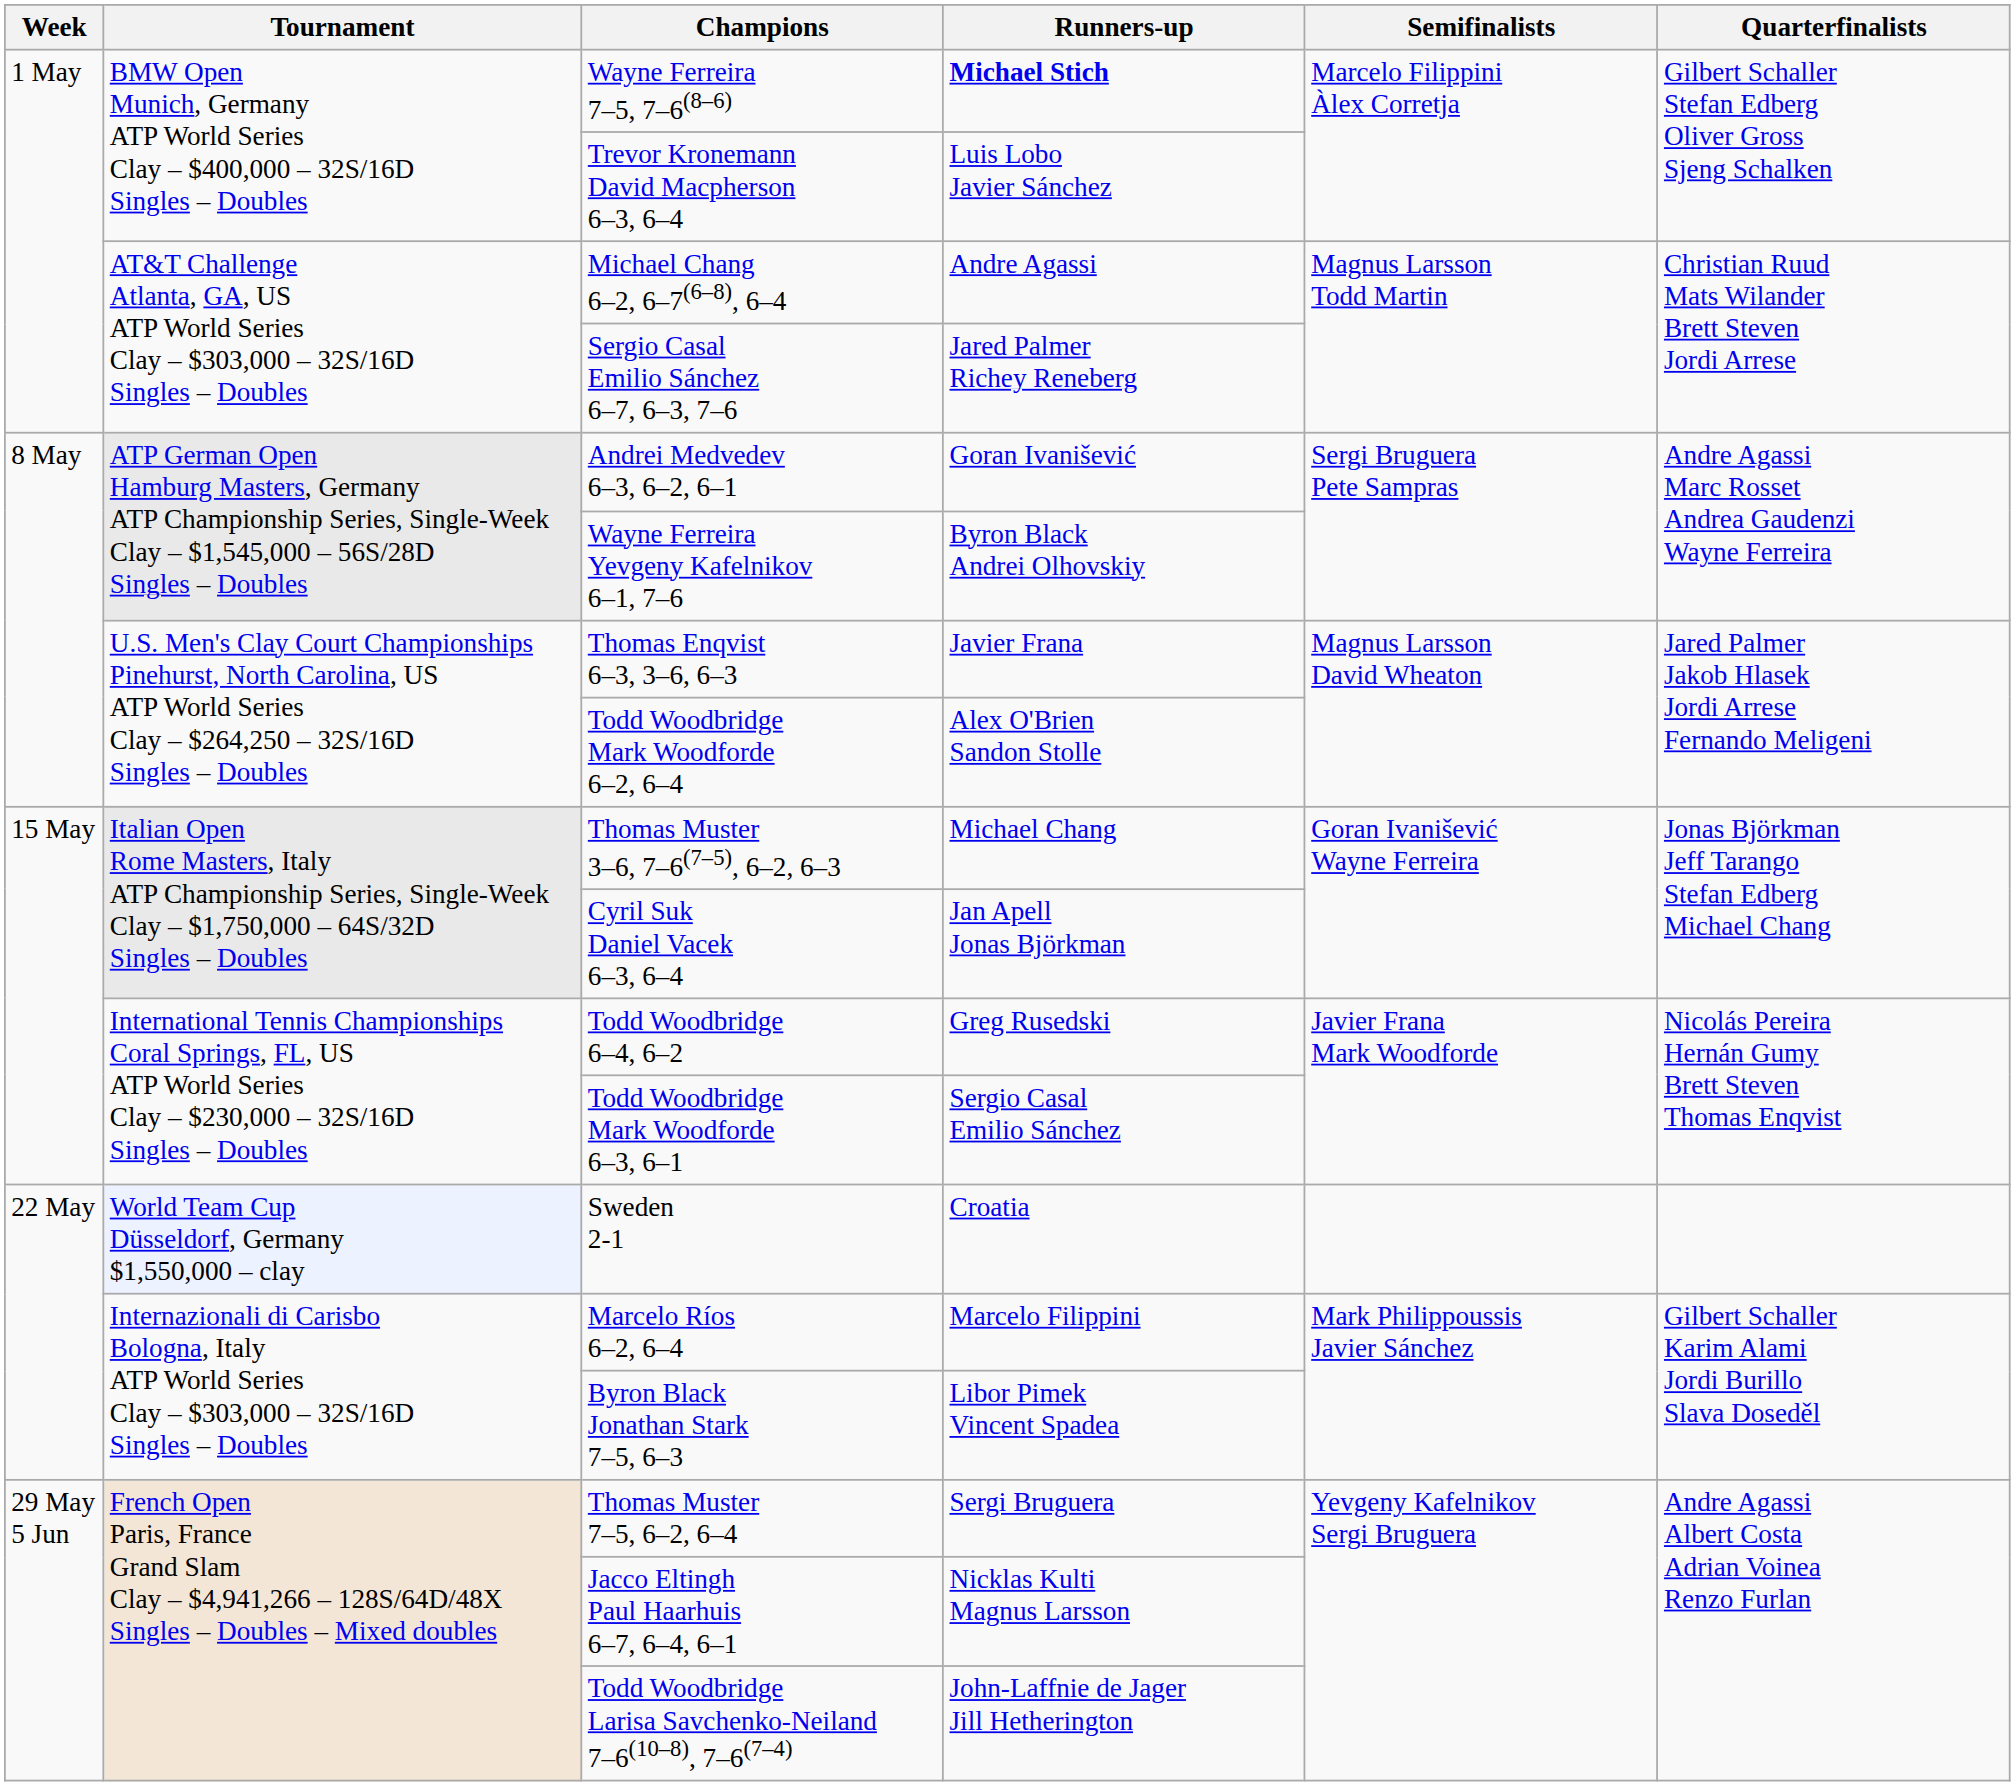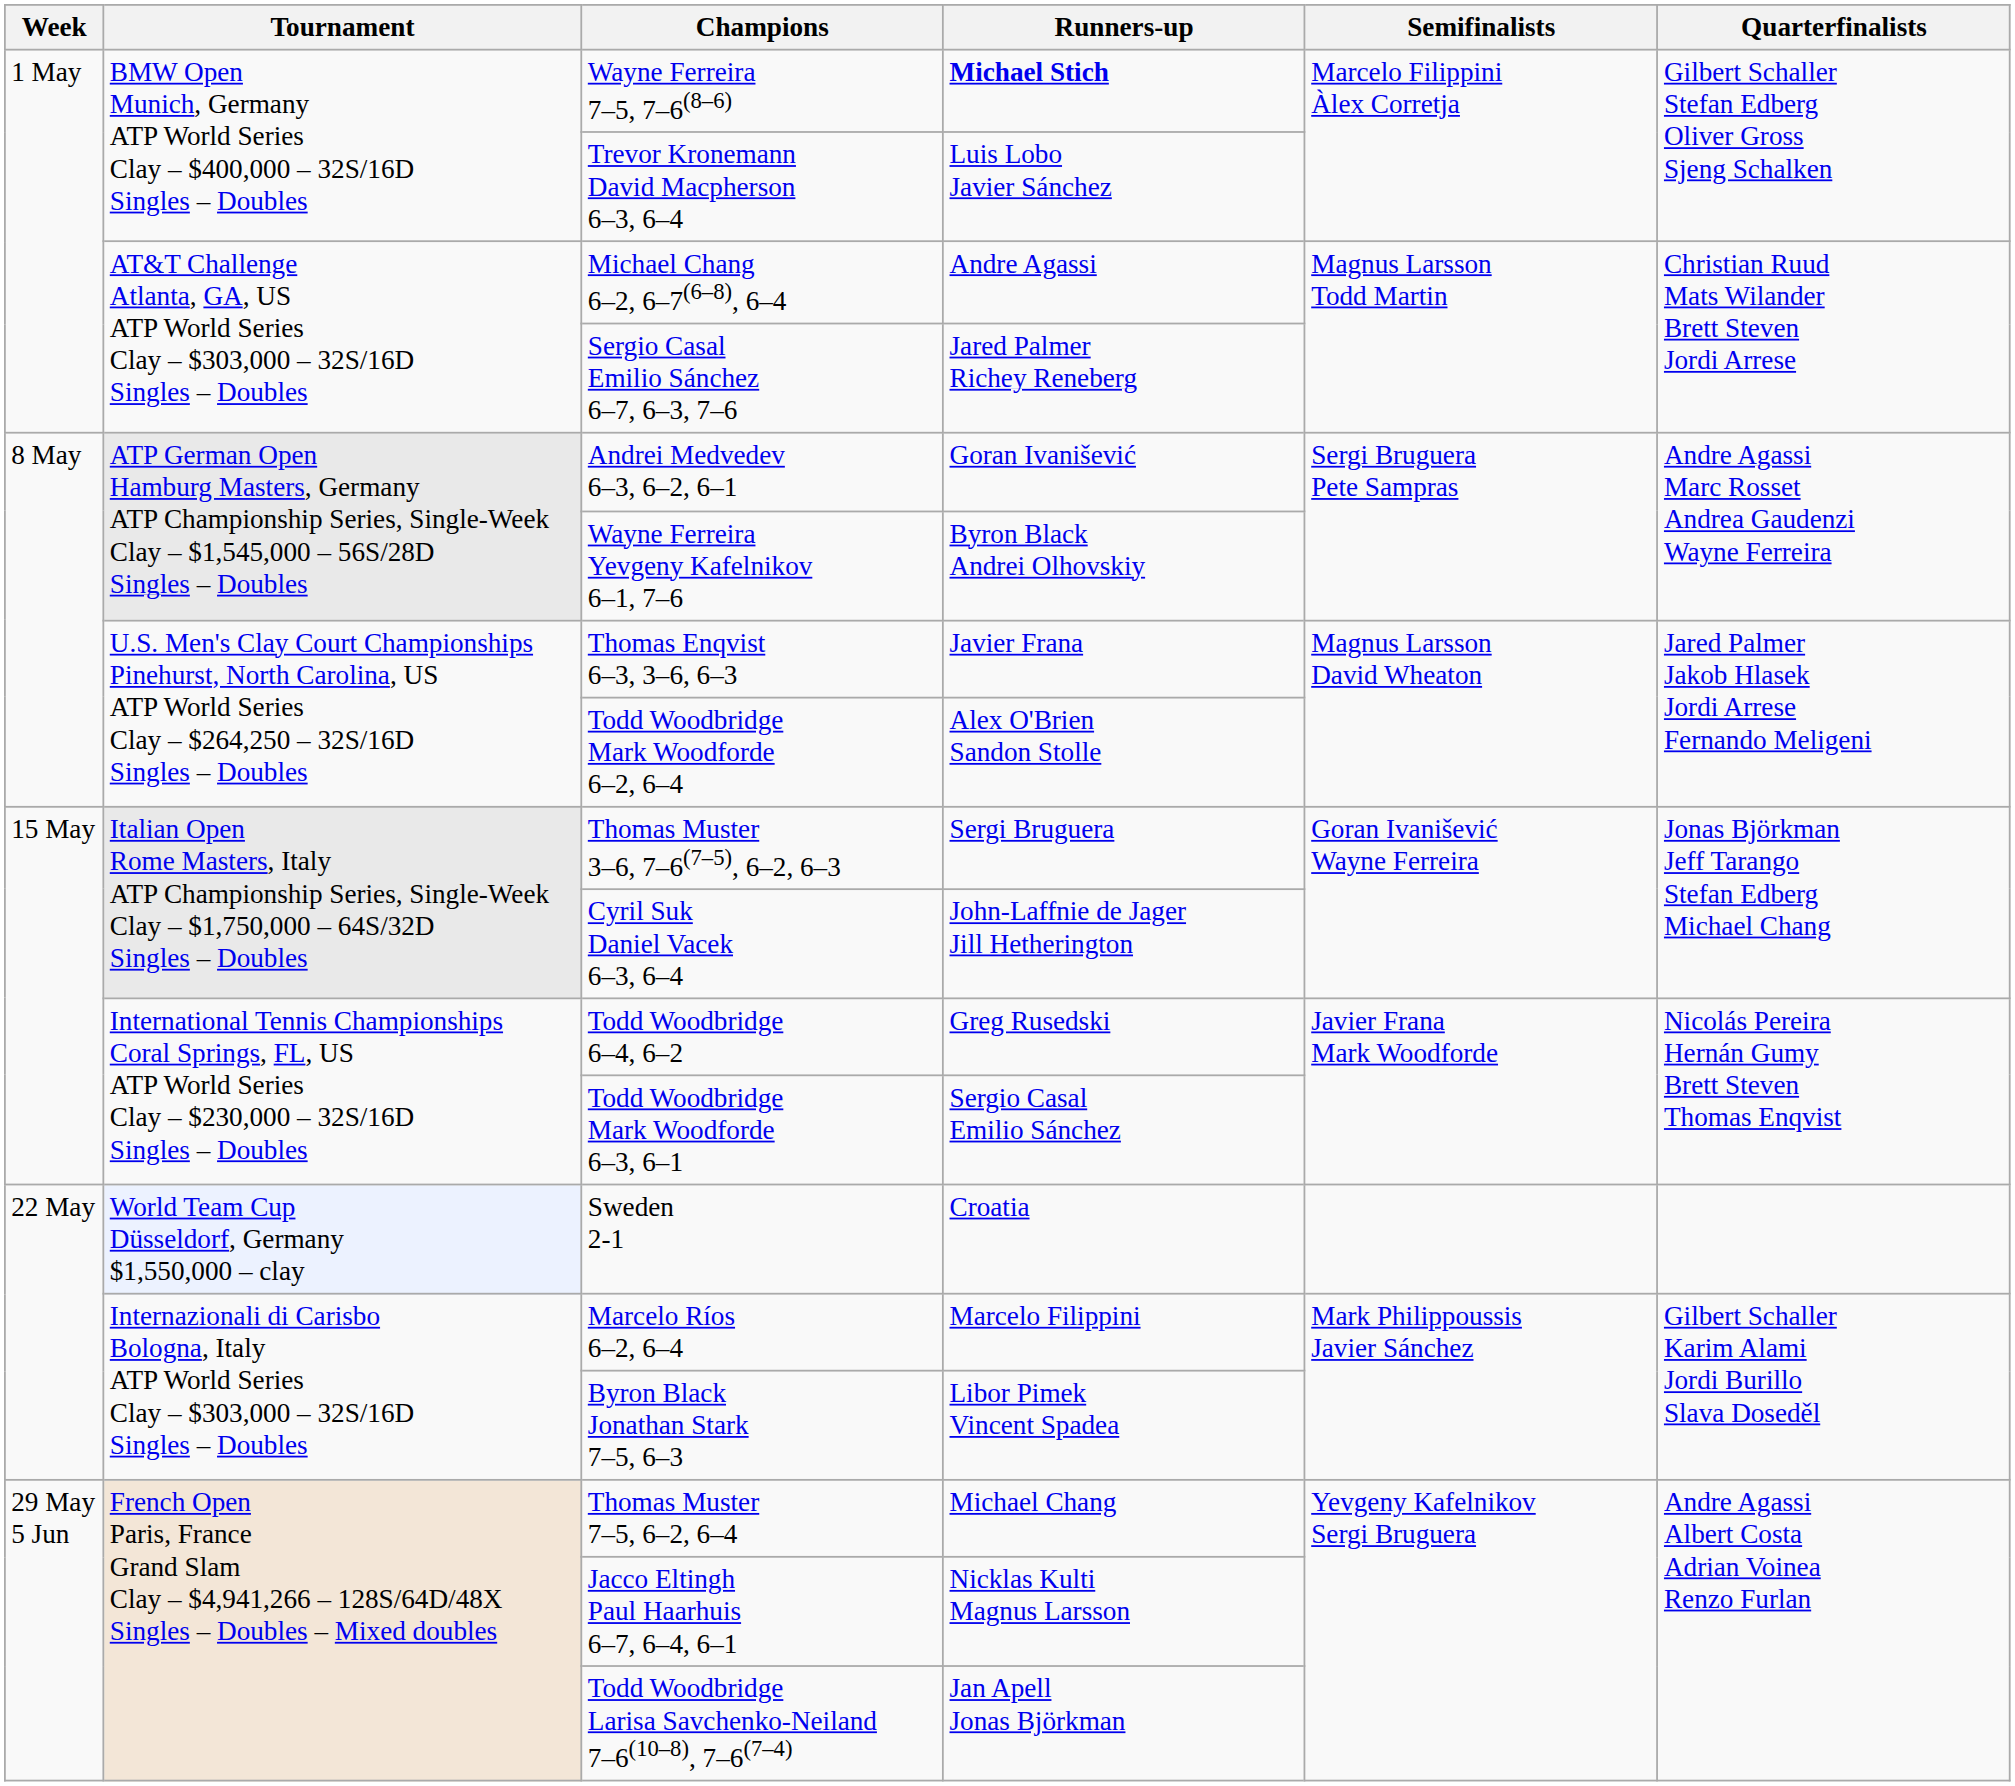(1033, 828) Michael Chang -> (1032, 828) Sergi Bruguera
(1037, 927) Jan Apell Jonas Björkman -> (1068, 927) John-Laffnie de Jager Jill Hetherington
(1032, 1502) Sergi Bruguera -> (1033, 1502) Michael Chang
(1068, 1704) John-Laffnie de Jager Jill Hetherington -> (1037, 1704) Jan Apell Jonas Björkman
